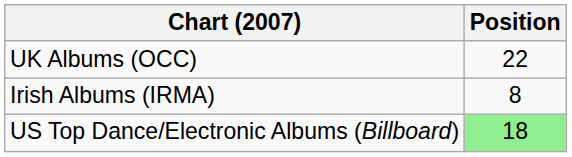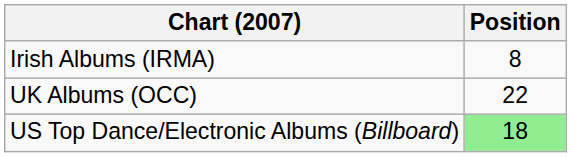rows swapped: (112, 95) <-> (103, 59)
